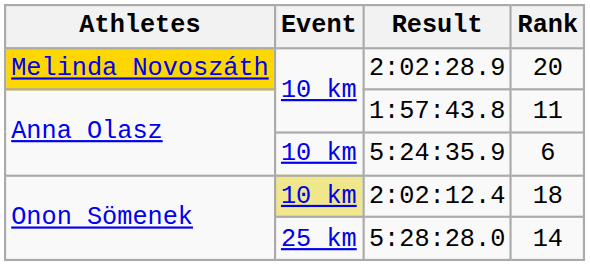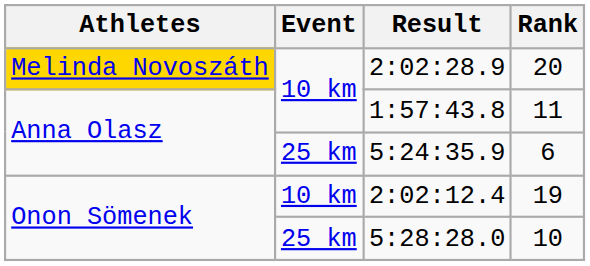(319, 153) 10 km -> (319, 153) 25 km
(319, 196) khaki background -> (319, 196) no background
(548, 196) 18 -> (548, 196) 19
(548, 238) 14 -> (548, 238) 10
